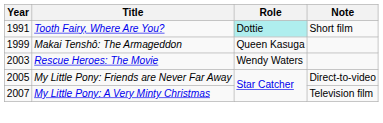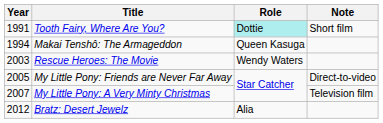(18, 45) 1999 -> (18, 45) 1994
+ row: (81, 110)
